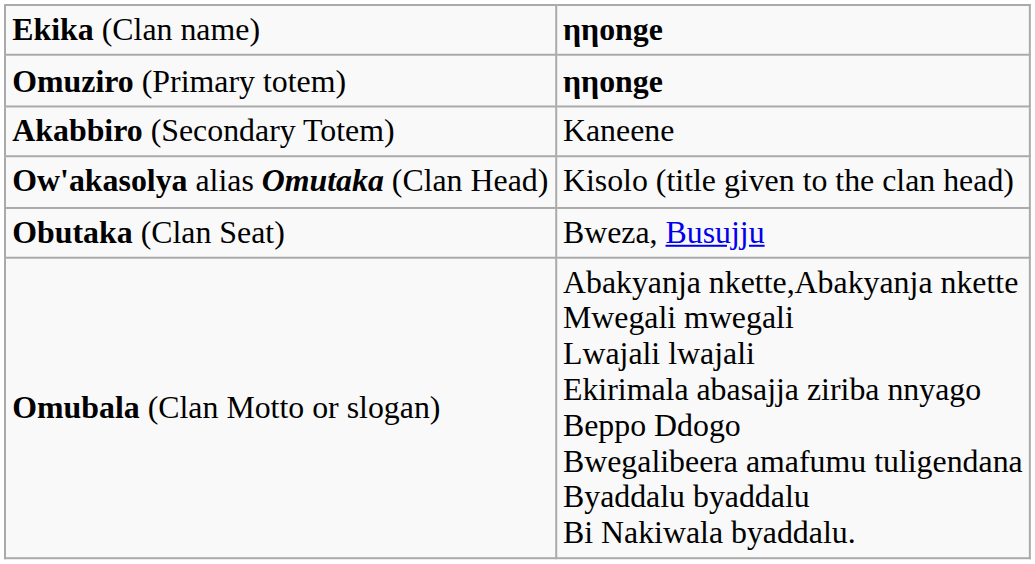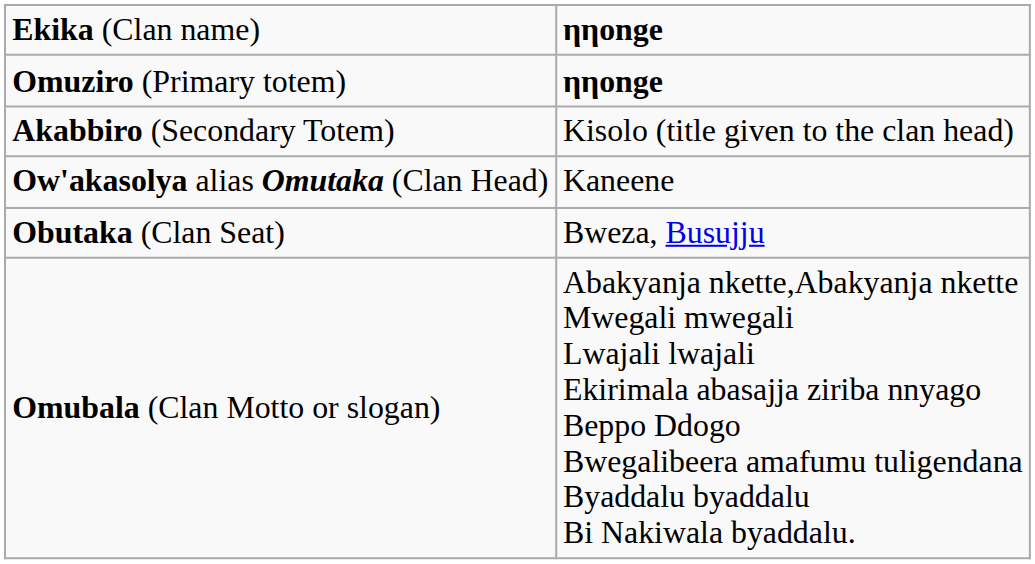(619, 130) Kaneene -> (788, 130) Kisolo (title given to the clan head)
(788, 181) Kisolo (title given to the clan head) -> (619, 181) Kaneene
